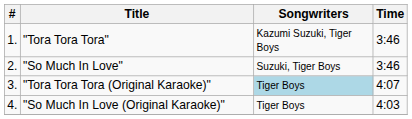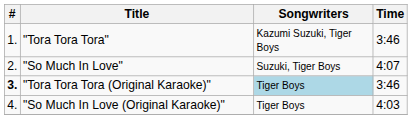(388, 66) 3:46 -> (388, 66) 4:07
(12, 85) normal -> (12, 85) bold
(388, 85) 4:07 -> (388, 85) 3:46
